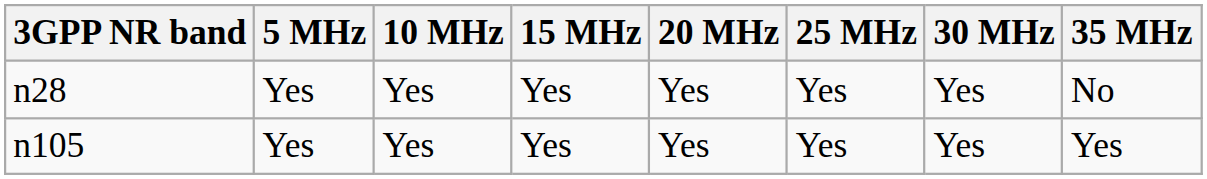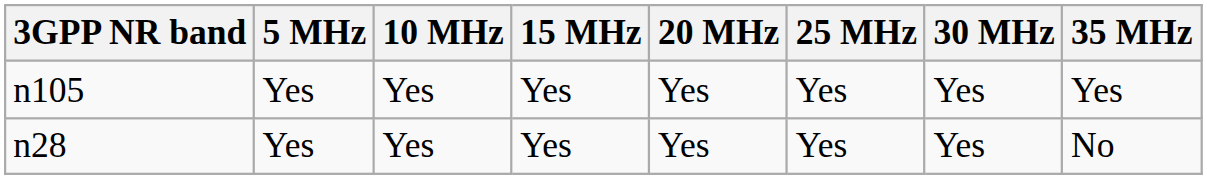rows swapped: (40, 88) <-> (49, 145)
